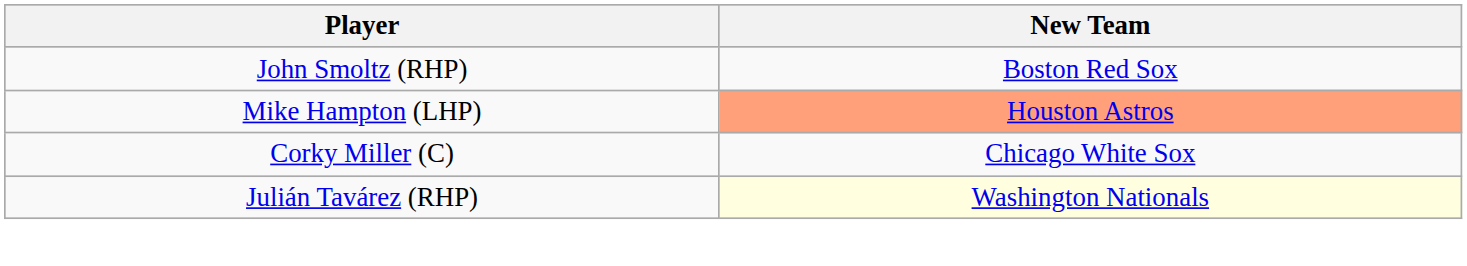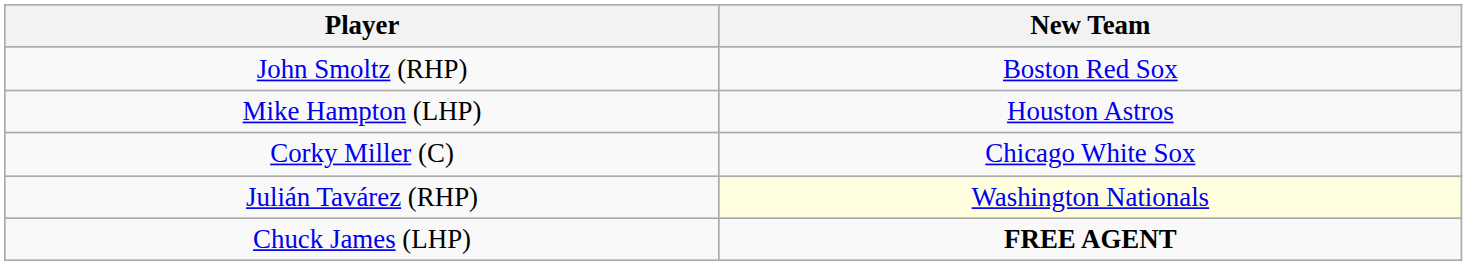(1090, 111) lightsalmon background -> (1090, 111) no background
+ row: (362, 238)
